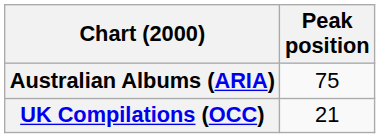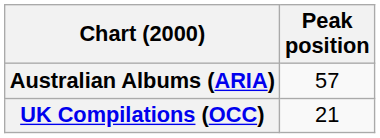(327, 80) 75 -> (327, 80) 57
